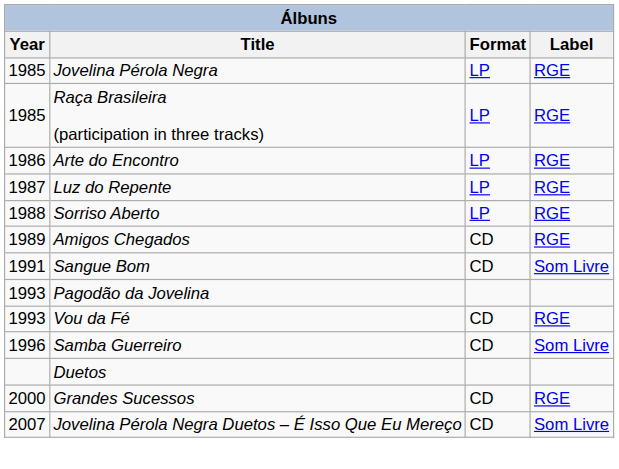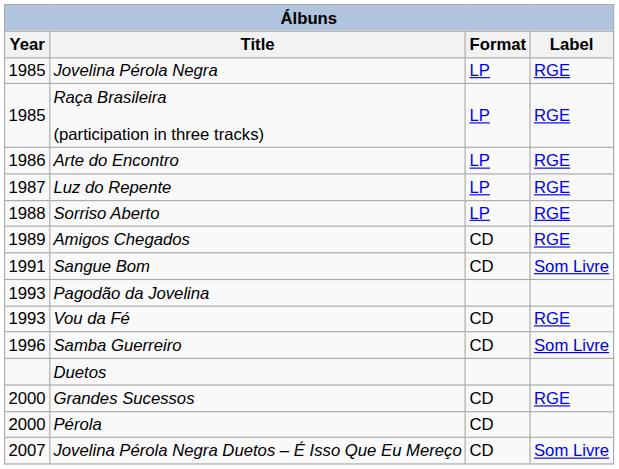+ row: (78, 425)
